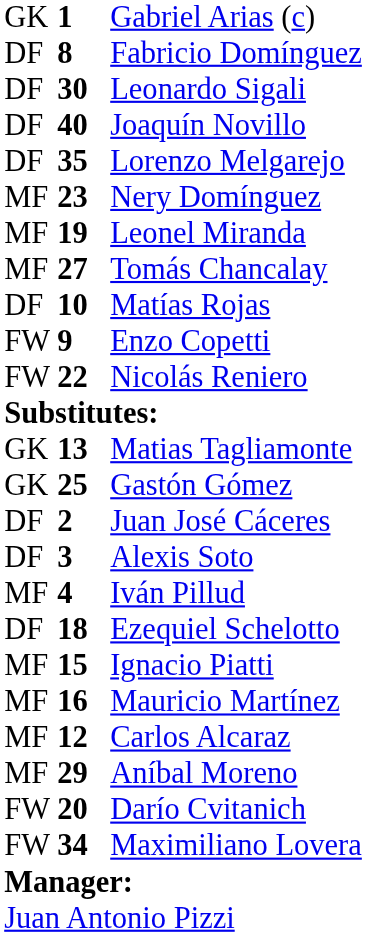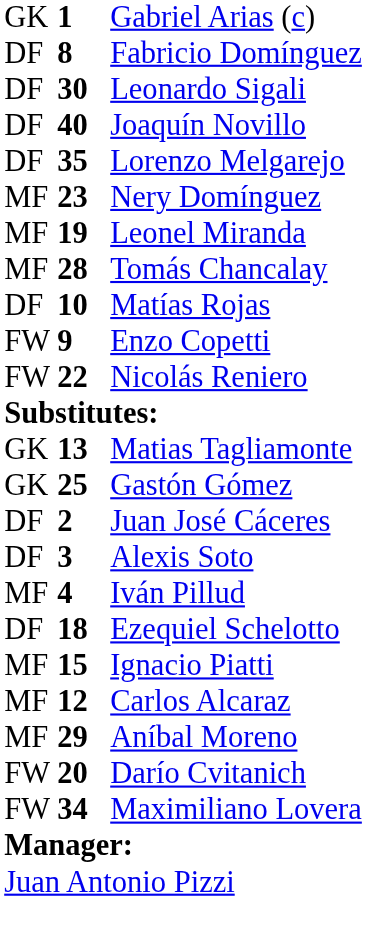(72, 268) 27 -> (72, 268) 28
- row: (225, 701)
